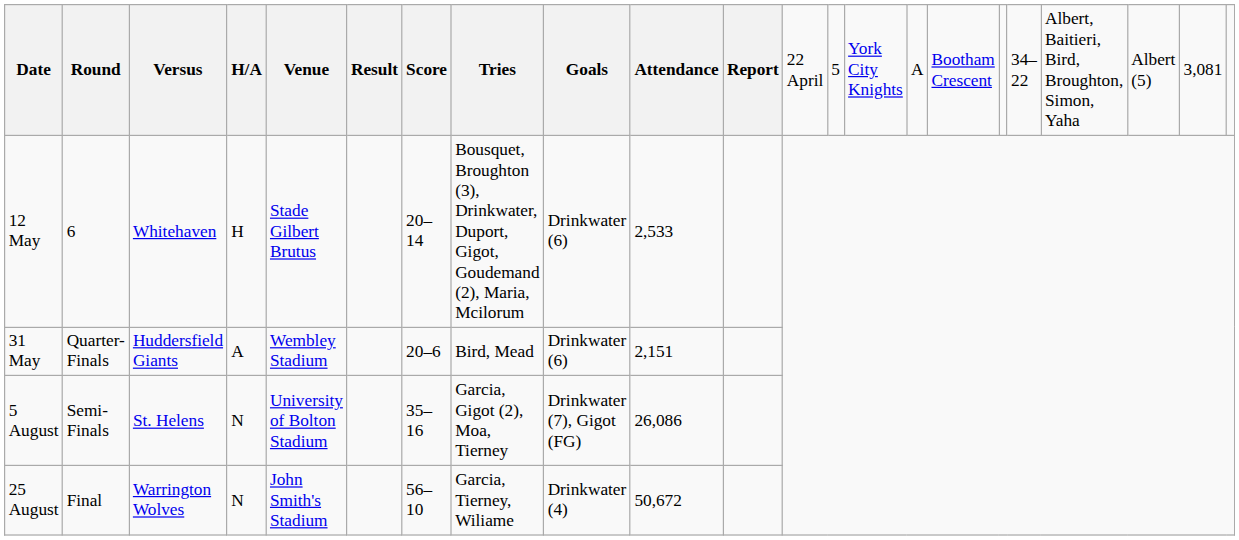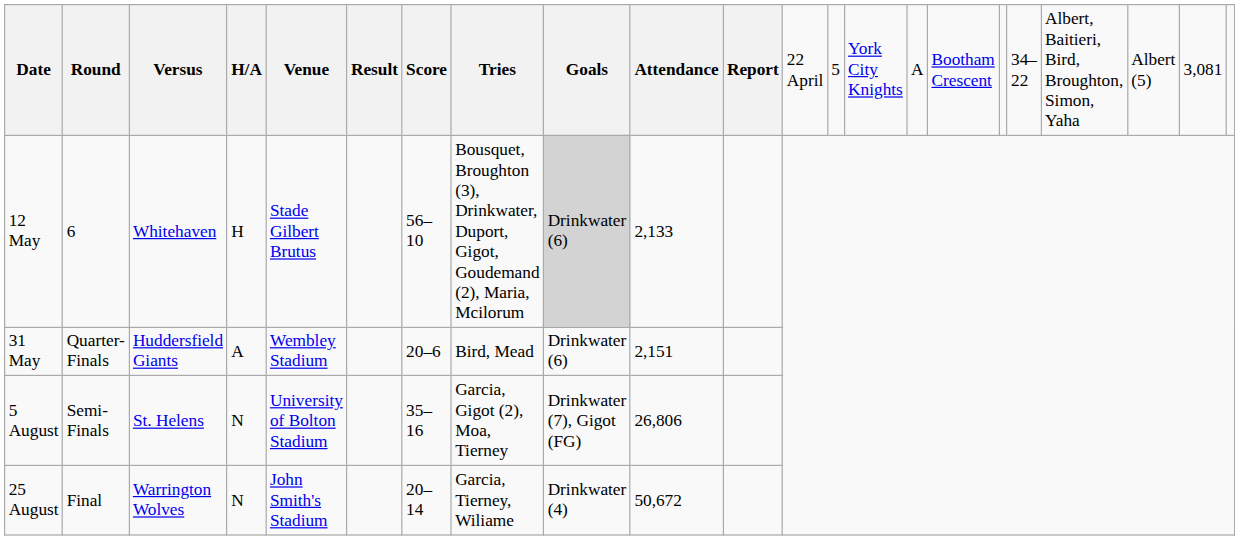(419, 231) 20–14 -> (419, 231) 56–10
(587, 231) no background -> (587, 231) lightgrey background
(654, 231) 2,533 -> (654, 231) 2,133
(658, 420) 26,086 -> (658, 420) 26,806
(419, 500) 56–10 -> (419, 500) 20–14
